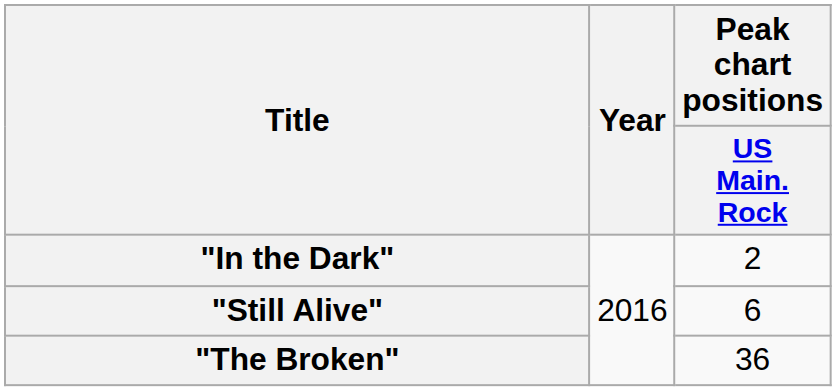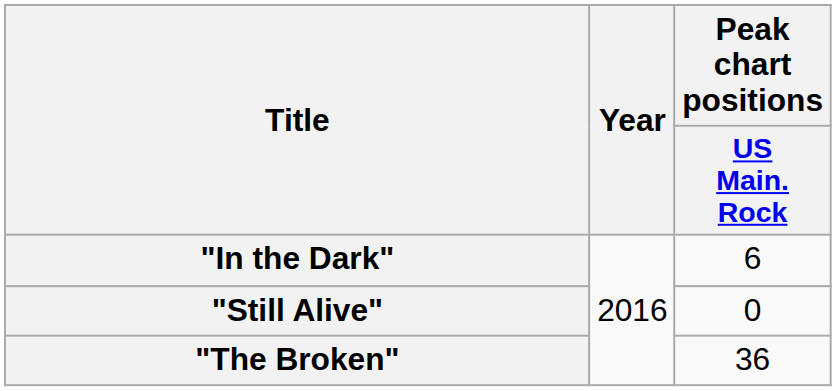(753, 259) 2 -> (753, 259) 6
(753, 309) 6 -> (753, 309) 0
